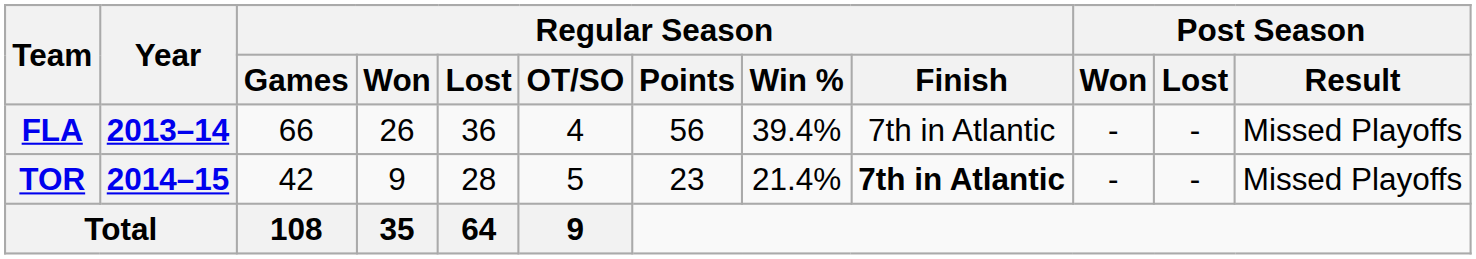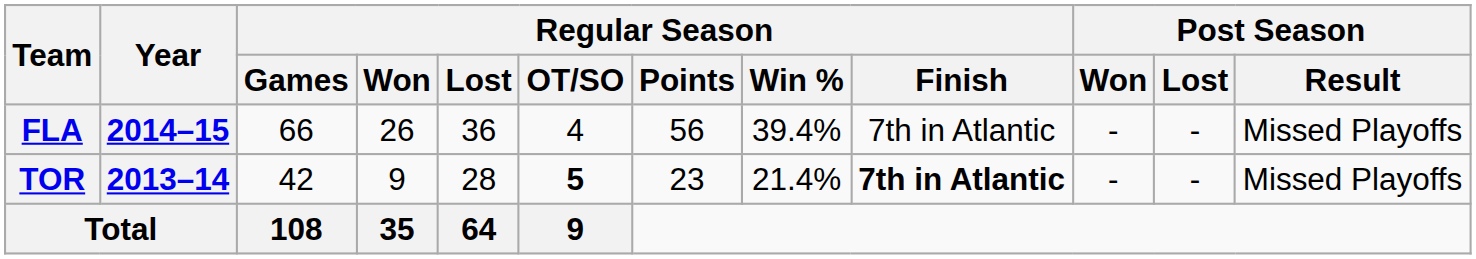(168, 130) 2013–14 -> (168, 130) 2014–15
(168, 180) 2014–15 -> (168, 180) 2013–14
(575, 180) normal -> (575, 180) bold
